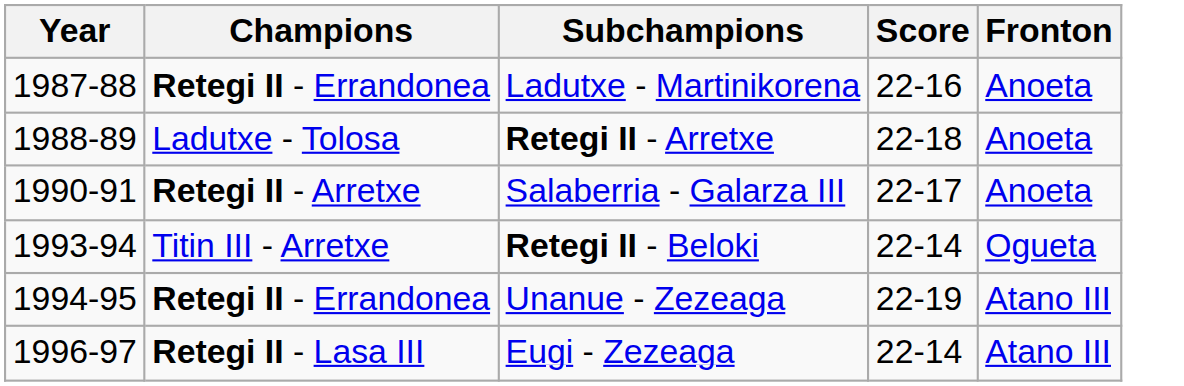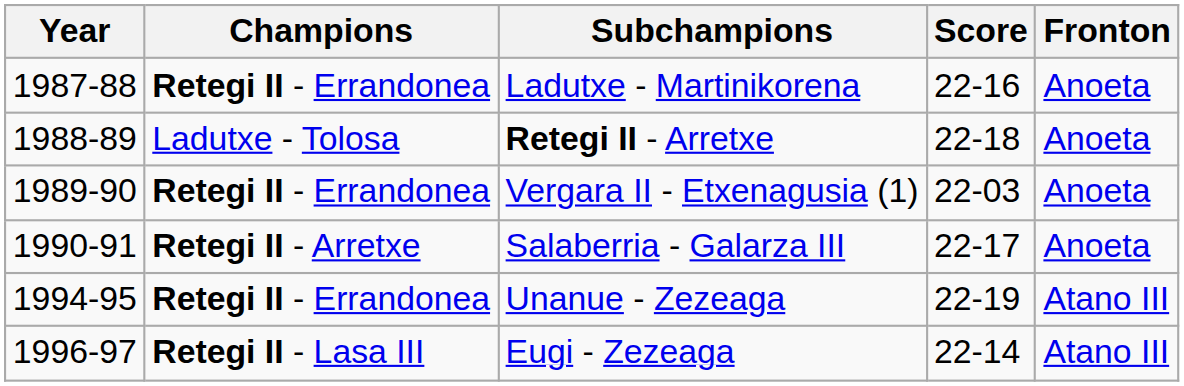+ row: (712, 191)
- row: (632, 245)
